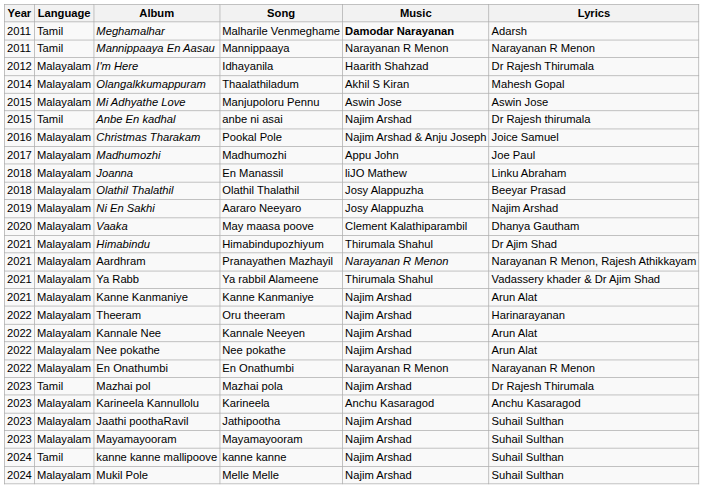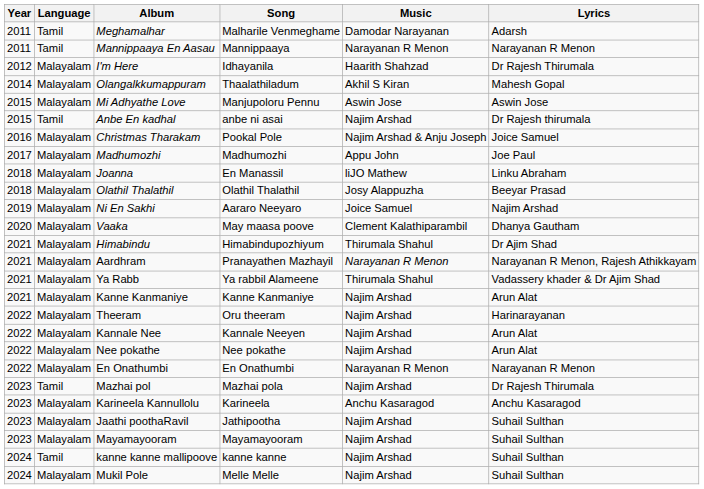(400, 31) bold -> (397, 31) normal
(384, 208) Josy Alappuzha -> (379, 208) Joice Samuel
